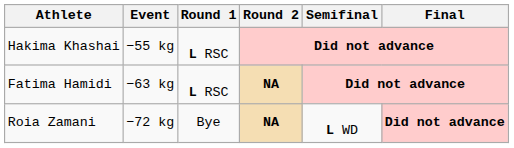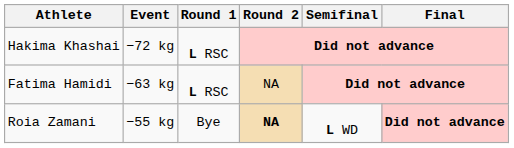(150, 46) −55 kg -> (150, 46) −72 kg
(271, 84) bold -> (271, 84) normal
(150, 123) −72 kg -> (150, 123) −55 kg
